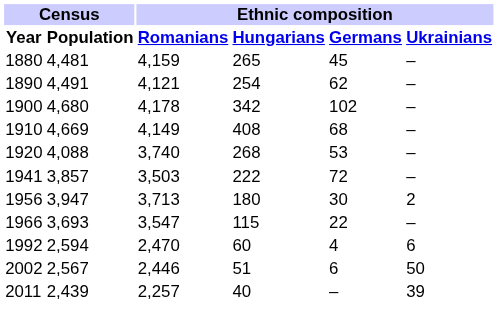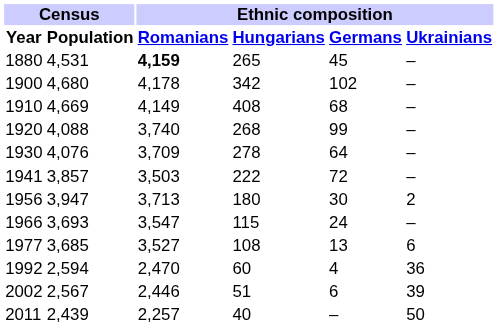(68, 60) 4,481 -> (68, 60) 4,531
(159, 60) normal -> (159, 60) bold
- row: (24, 83)
(338, 153) 53 -> (338, 130) 99
+ row: (24, 153)
(338, 222) 22 -> (338, 222) 24
+ row: (24, 245)
(411, 245) 6 -> (415, 268) 36
(415, 268) 50 -> (415, 291) 39
(415, 291) 39 -> (415, 314) 50
